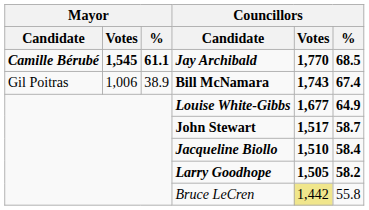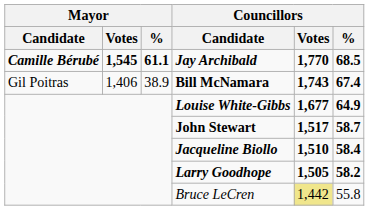(121, 82) 1,006 -> (121, 82) 1,406
